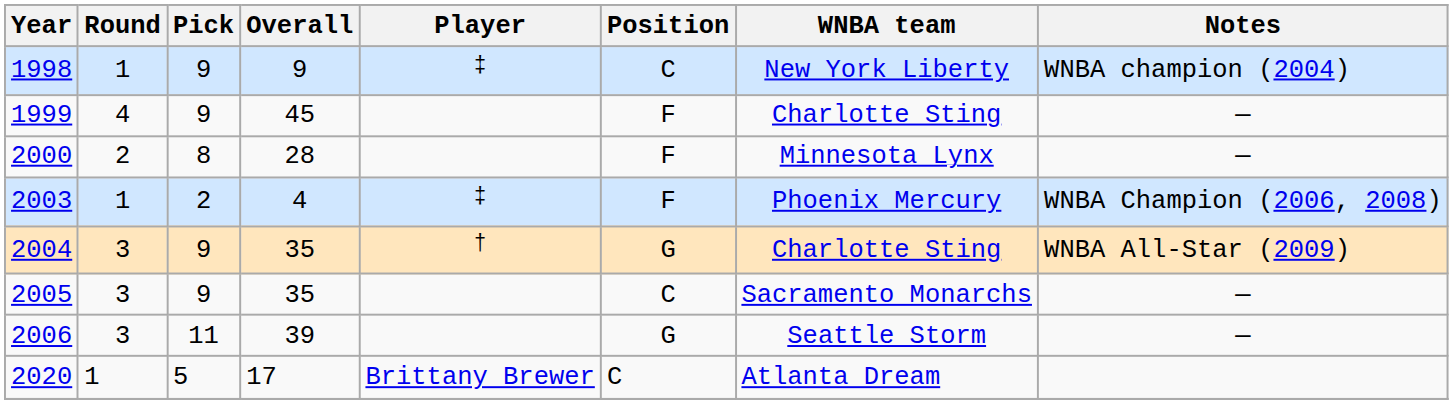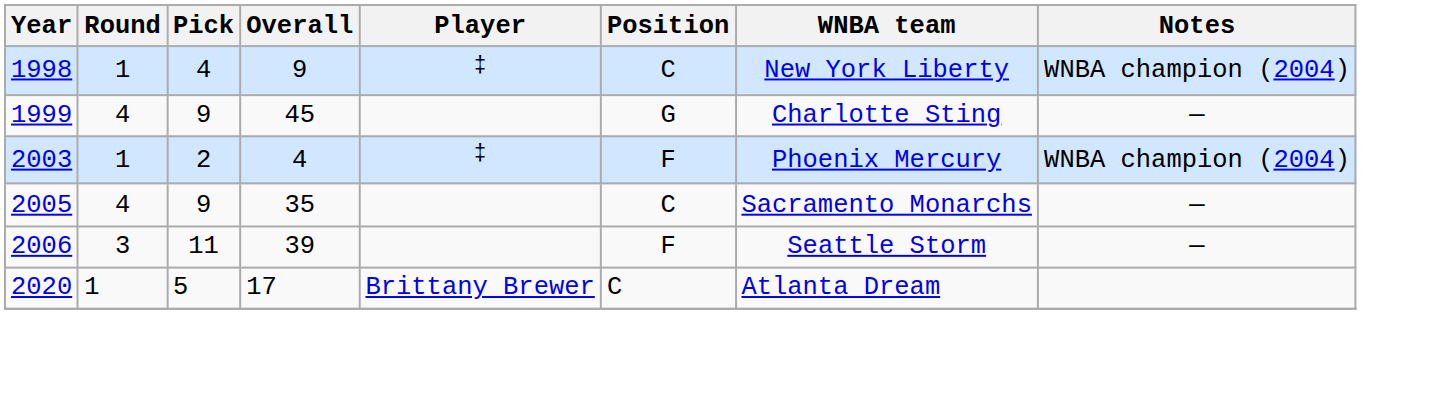(204, 71) 9 -> (204, 71) 4
(668, 115) F -> (668, 115) G
- row: (42, 157)
(1243, 202) WNBA Champion (2006, 2008) -> (1197, 160) WNBA champion (2004)
- row: (42, 250)
(123, 294) 3 -> (123, 205) 4
(668, 336) G -> (668, 246) F
